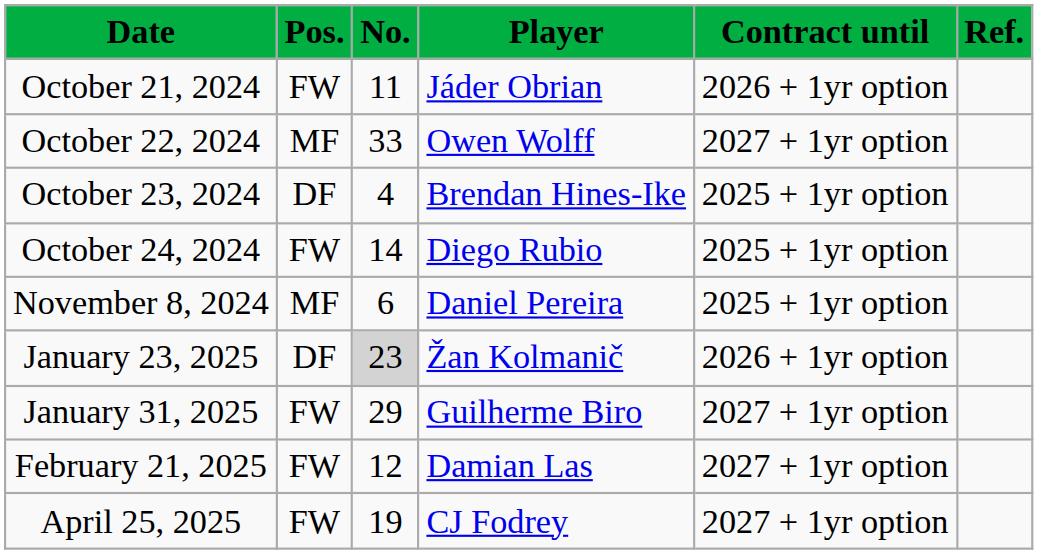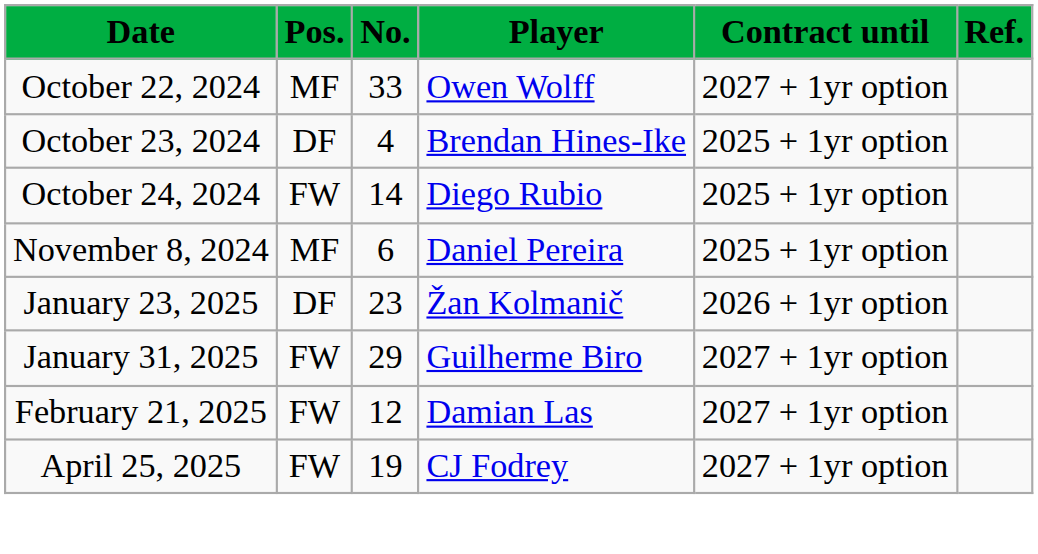- row: (141, 85)
(385, 357) lightgrey background -> (385, 303) no background
